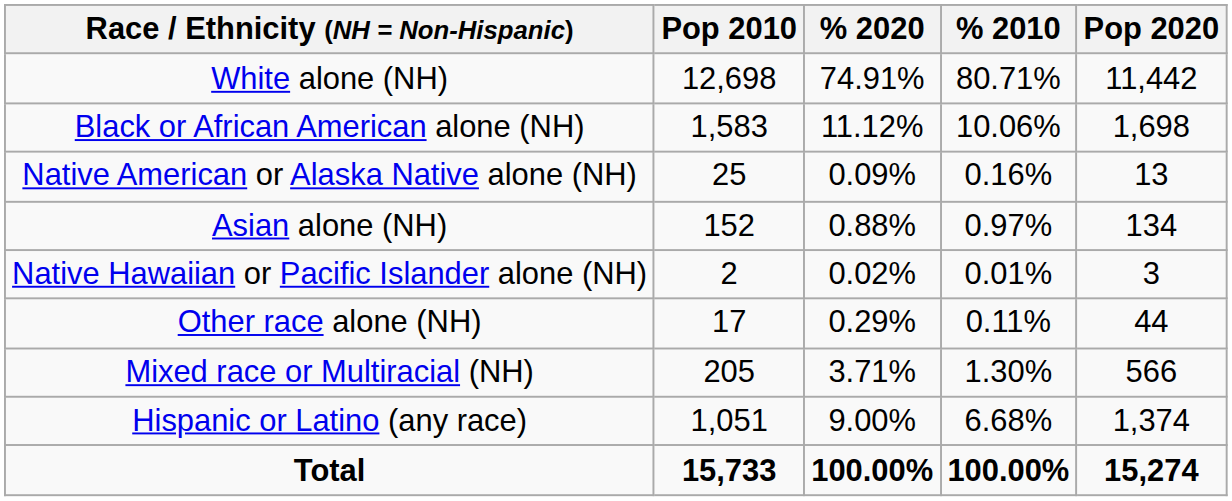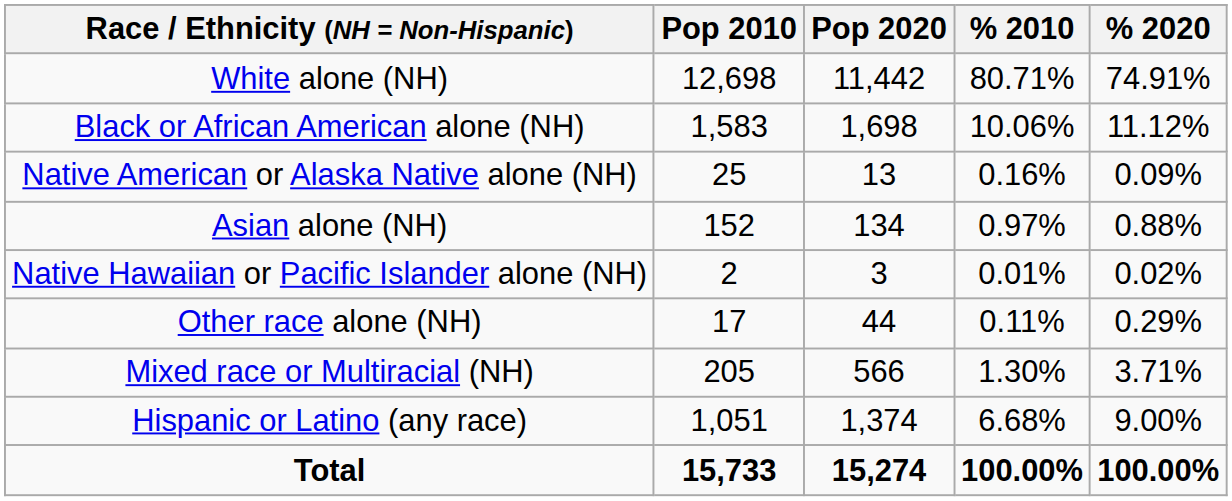columns swapped: (1151, 28) <-> (872, 28)
